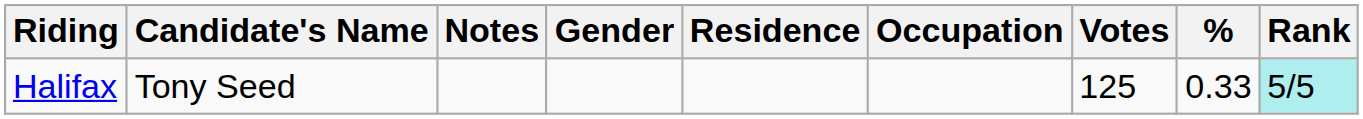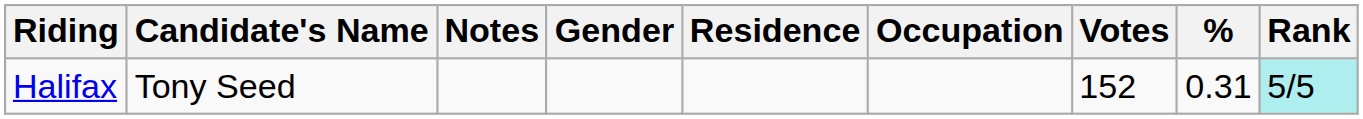(1108, 85) 125 -> (1108, 85) 152
(1218, 85) 0.33 -> (1218, 85) 0.31
